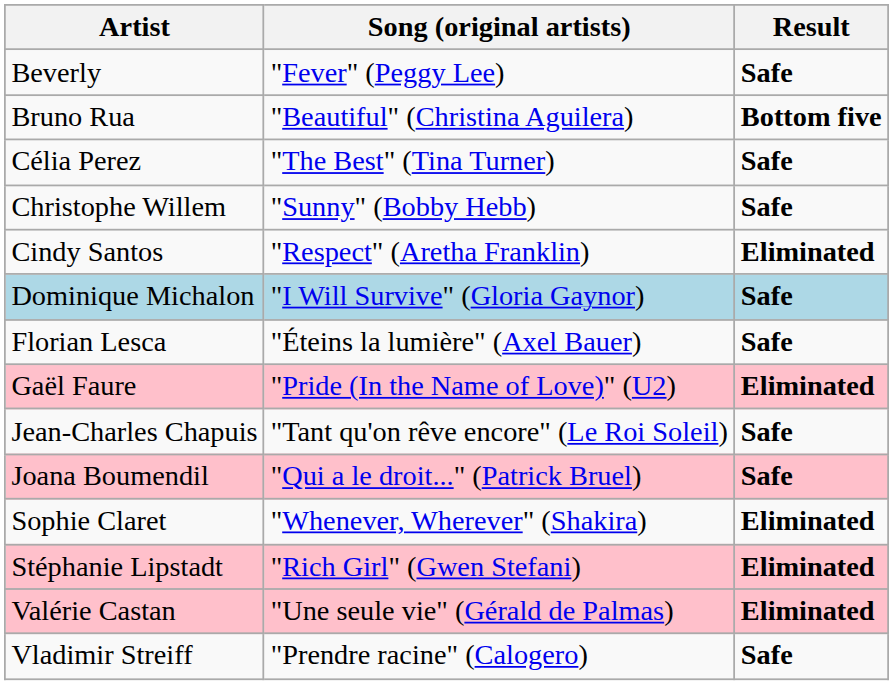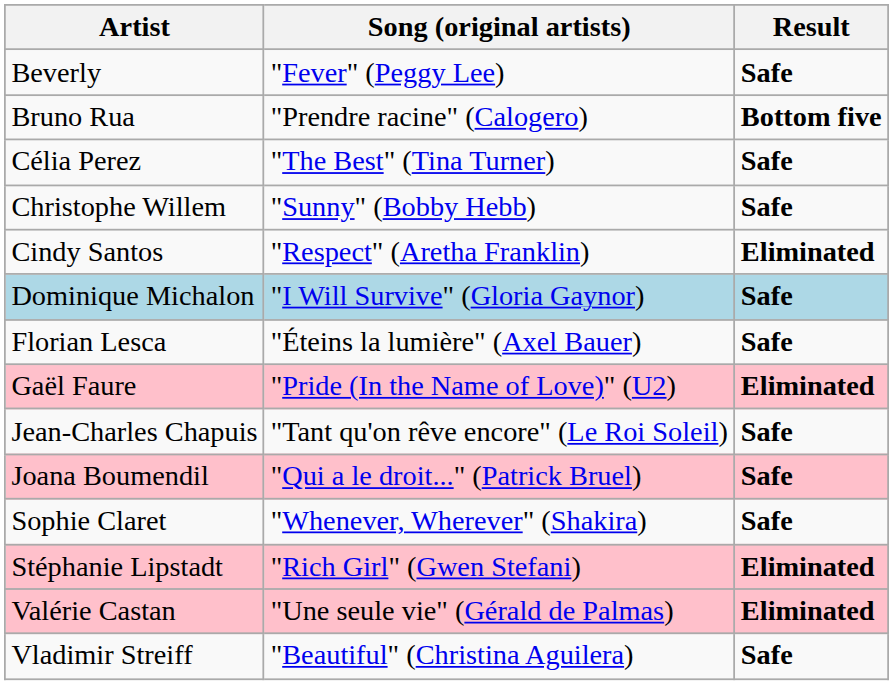(452, 116) "Beautiful" (Christina Aguilera) -> (429, 116) "Prendre racine" (Calogero)
(808, 521) Eliminated -> (767, 521) Safe
(429, 655) "Prendre racine" (Calogero) -> (452, 655) "Beautiful" (Christina Aguilera)
